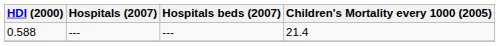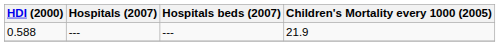(297, 31) 21.4 -> (297, 31) 21.9
